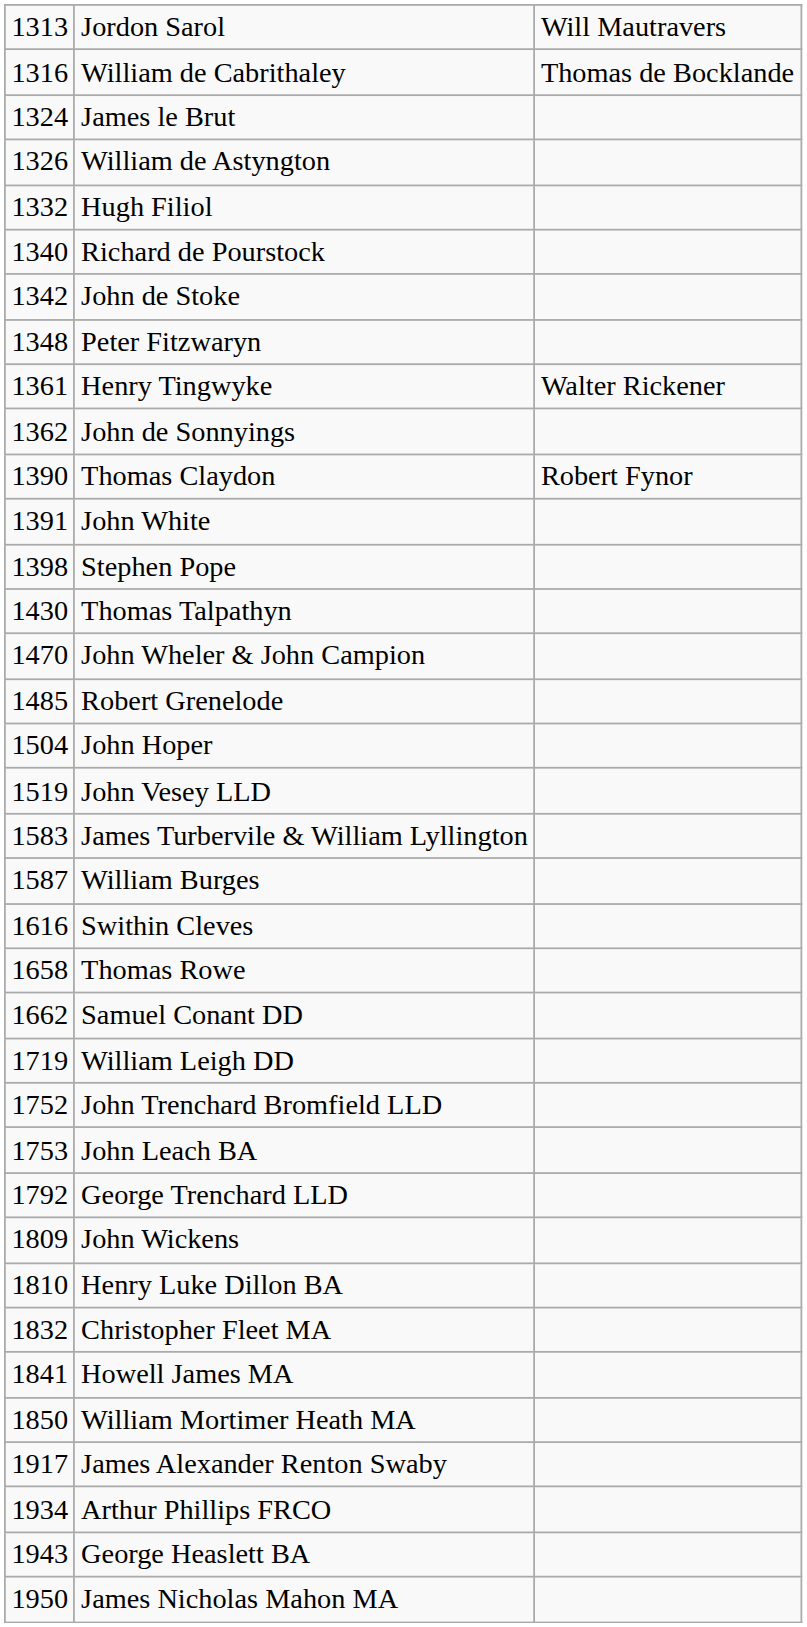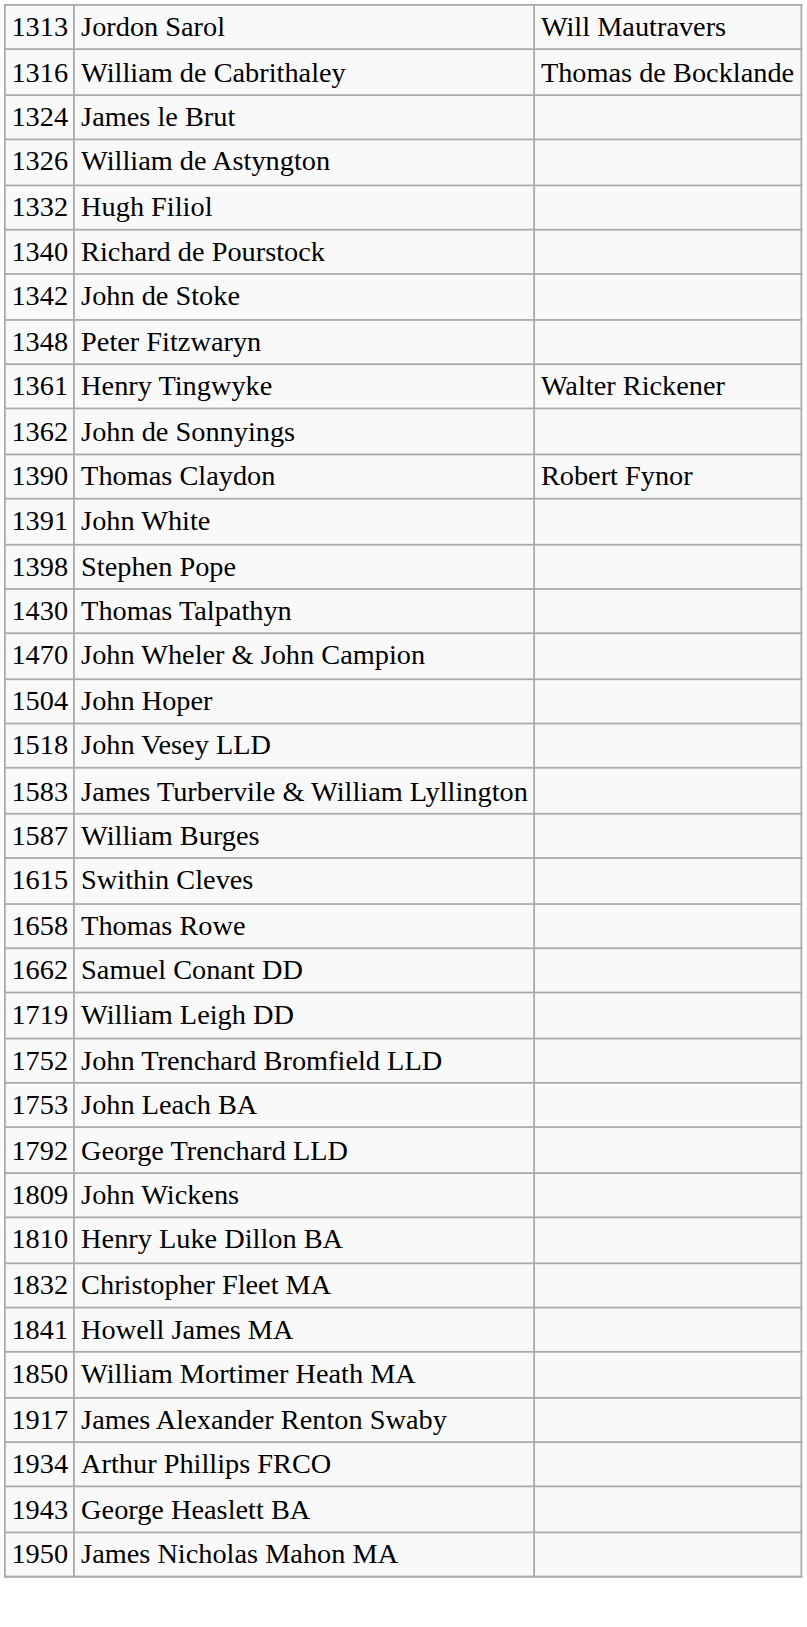- row: (182, 700)
(40, 790) 1519 -> (40, 745) 1518
(40, 925) 1616 -> (40, 880) 1615
